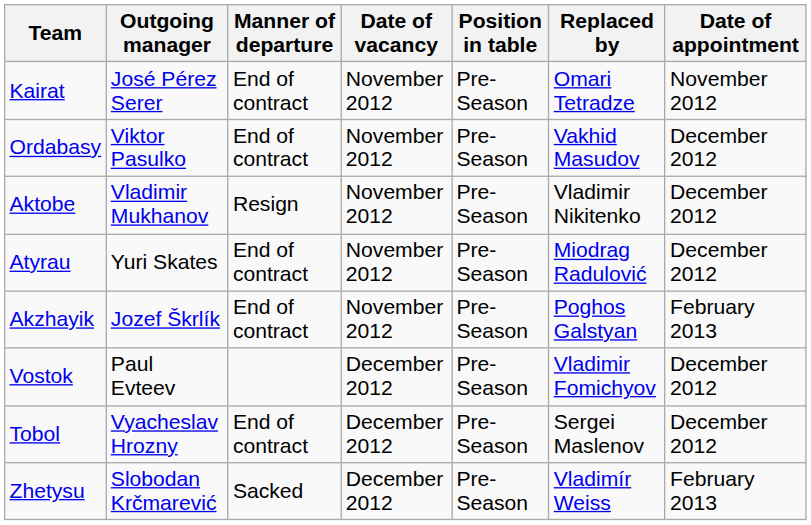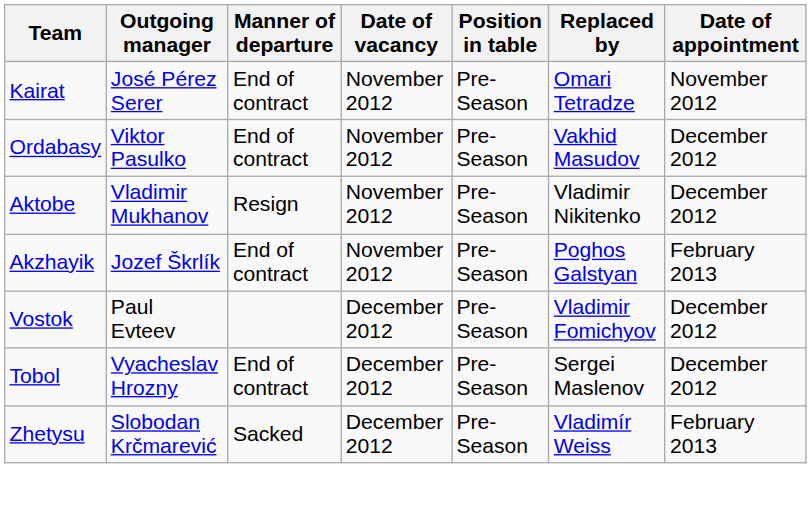- row: (40, 262)
